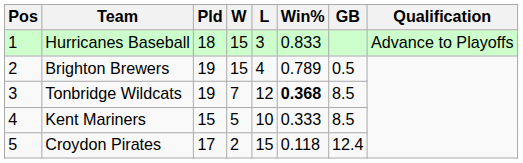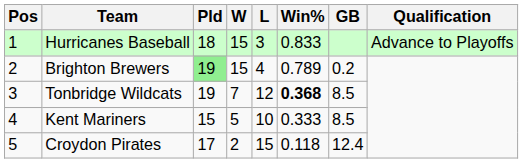(206, 68) no background -> (206, 68) lightgreen background
(343, 68) 0.5 -> (343, 68) 0.2
